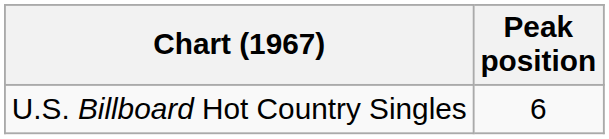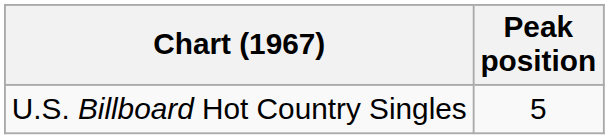(538, 108) 6 -> (538, 108) 5
